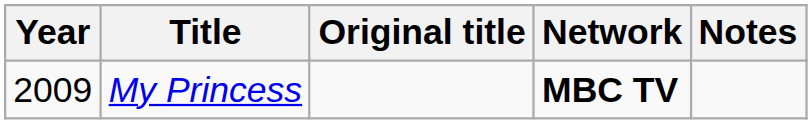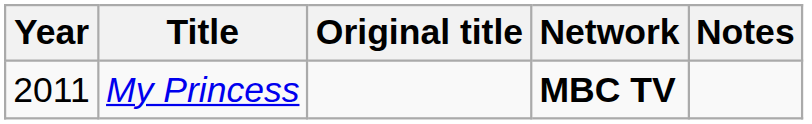(53, 88) 2009 -> (51, 88) 2011
